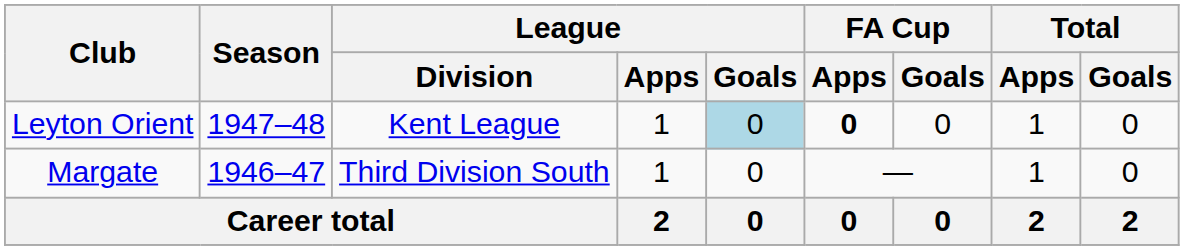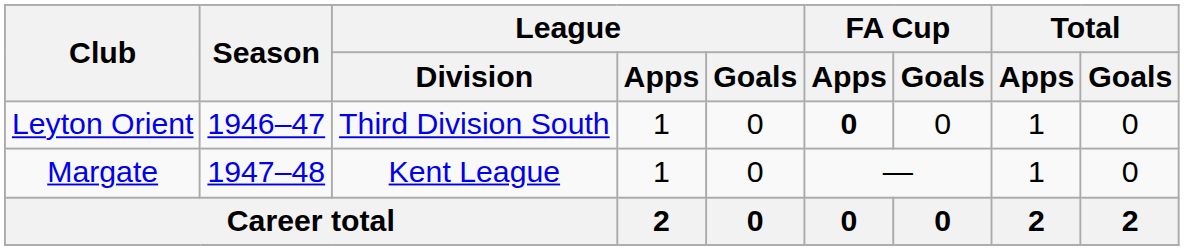(266, 124) 1947–48 -> (266, 124) 1946–47
(474, 124) Kent League -> (474, 124) Third Division South
(755, 124) lightblue background -> (755, 124) no background
(266, 172) 1946–47 -> (266, 172) 1947–48
(474, 172) Third Division South -> (474, 172) Kent League
